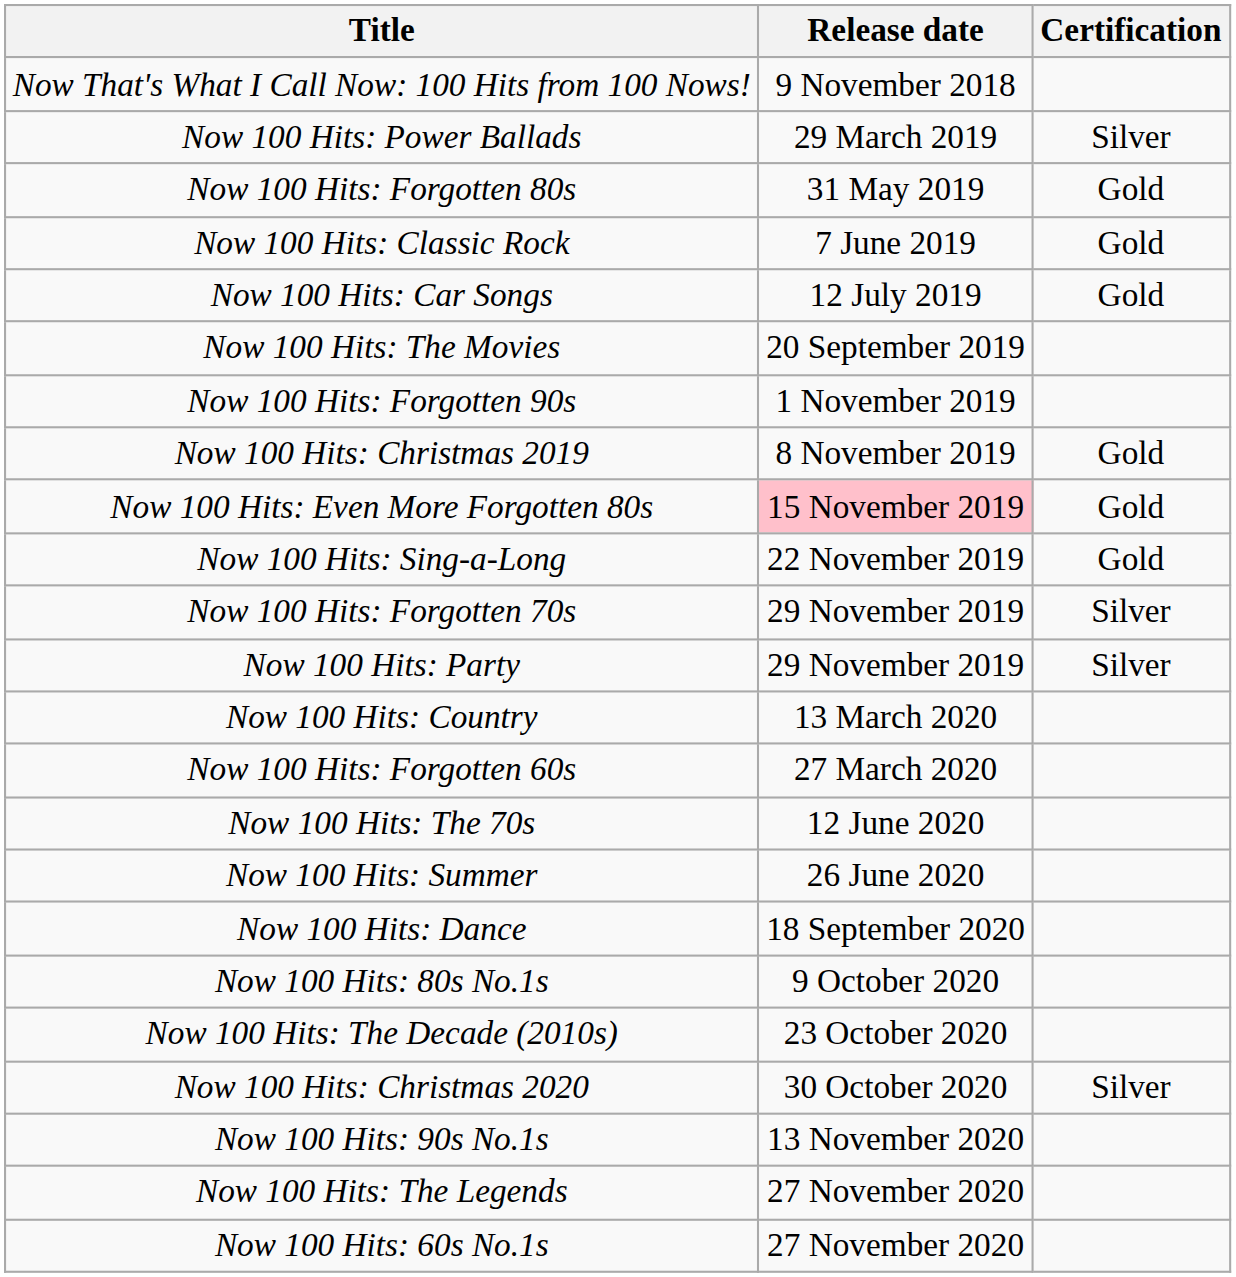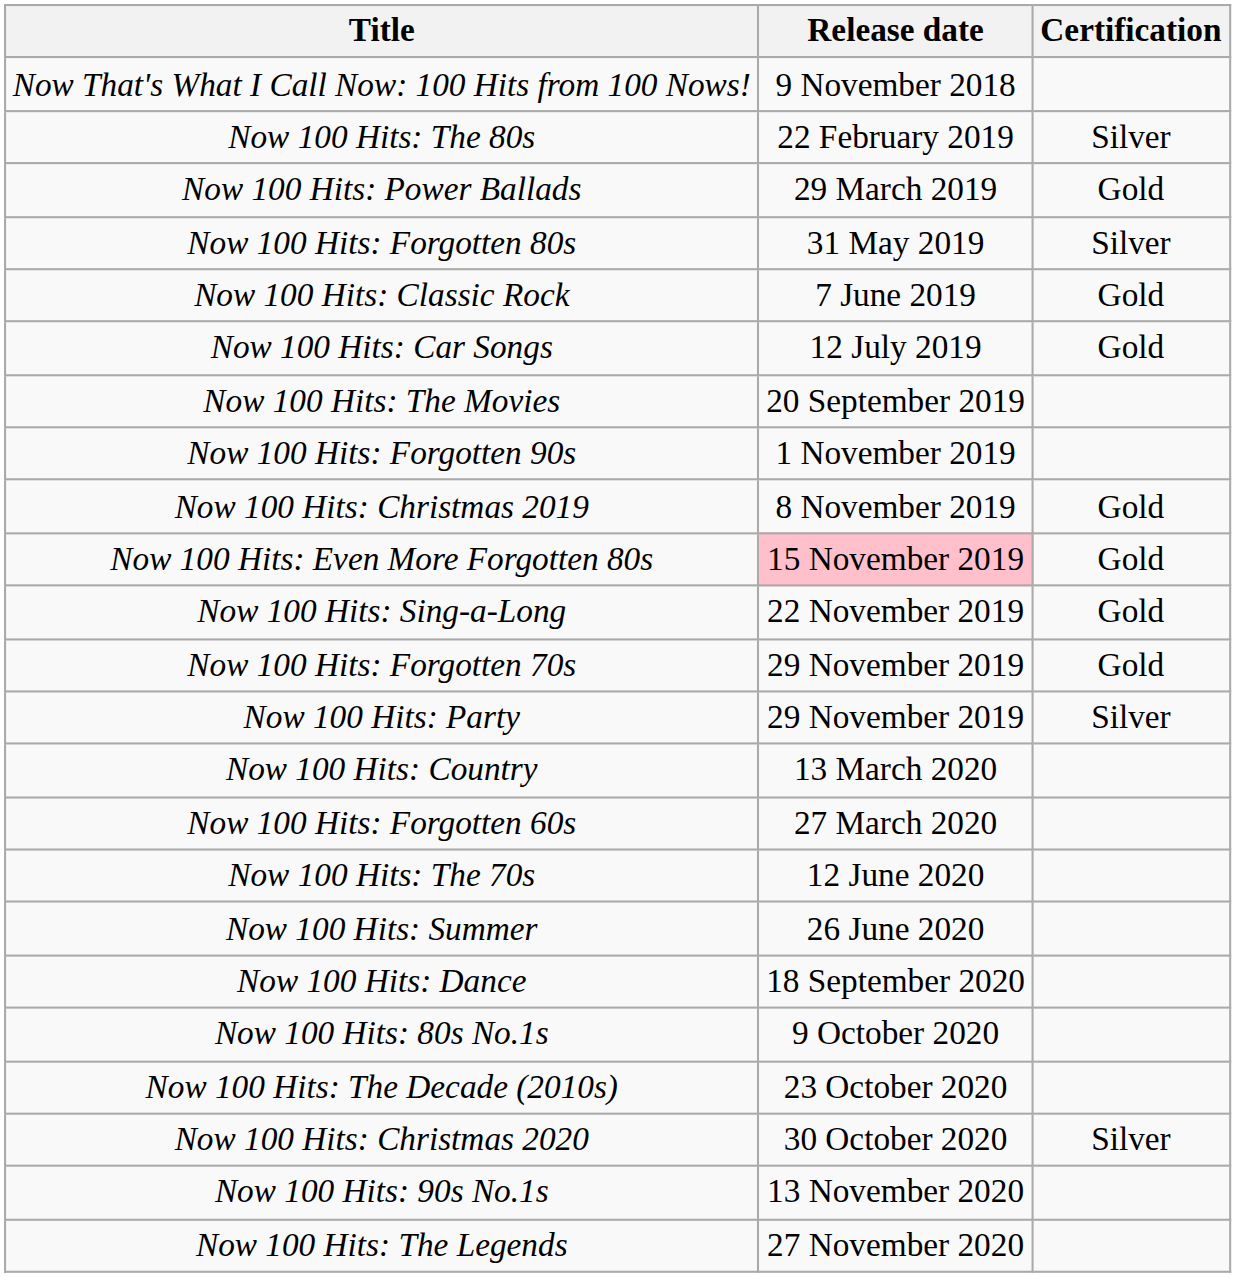+ row: (382, 136)
(1131, 136) Silver -> (1131, 189) Gold
(1131, 189) Gold -> (1131, 242) Silver
(1131, 611) Silver -> (1131, 664) Gold
- row: (382, 1244)
